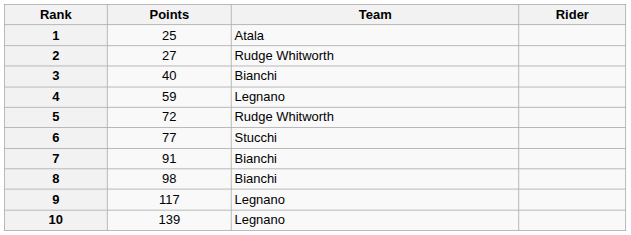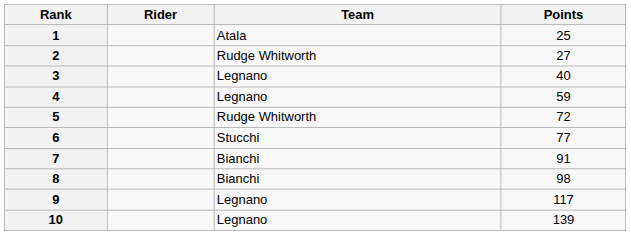columns swapped: (572, 14) <-> (169, 14)
(256, 76) Bianchi -> (242, 76) Legnano
